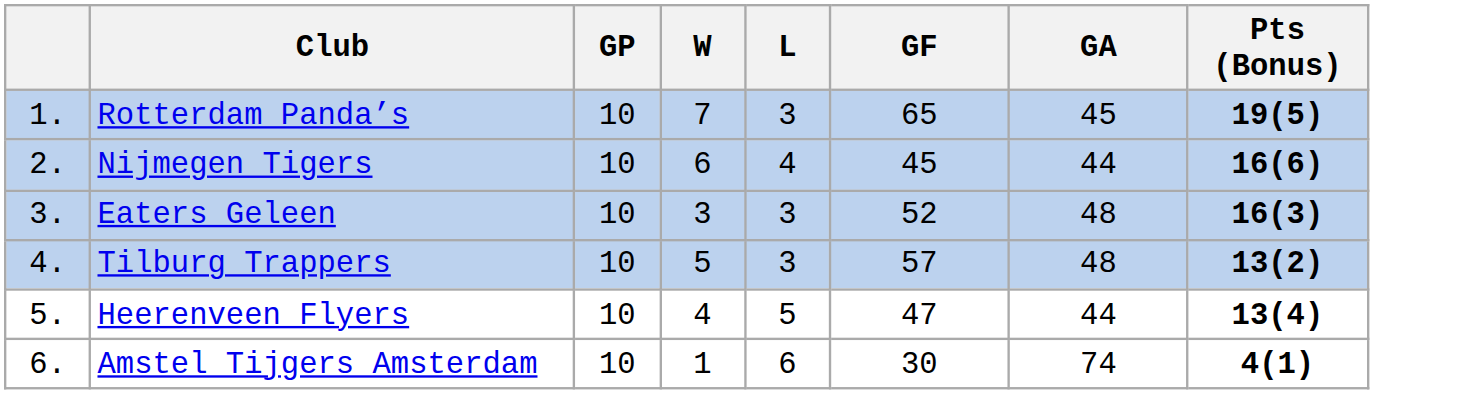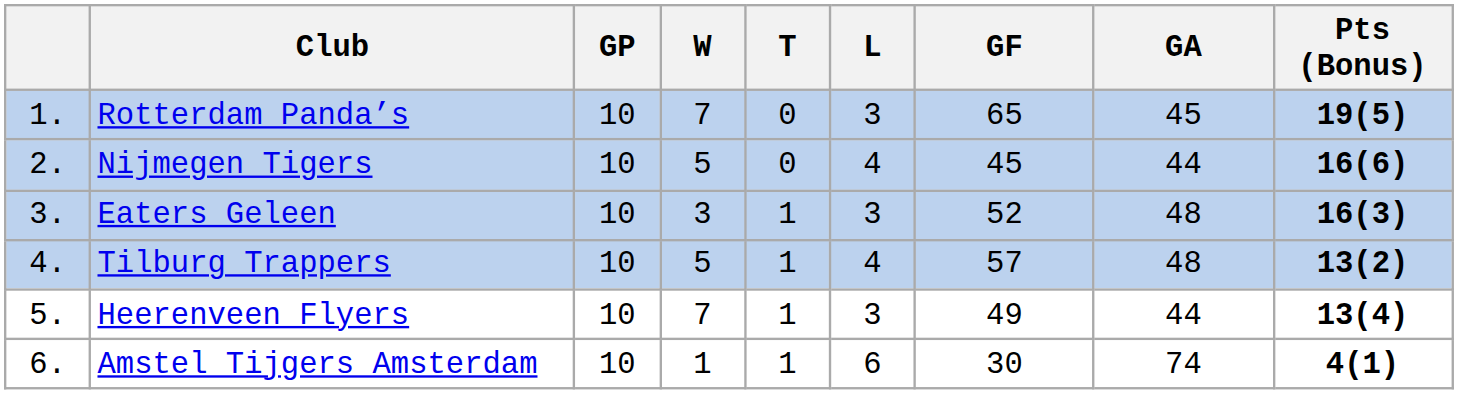+ column: (787, 48)
(702, 165) 6 -> (702, 165) 5
(787, 264) 3 -> (872, 264) 4
(702, 314) 4 -> (702, 314) 7
(787, 314) 5 -> (872, 314) 3
(919, 314) 47 -> (1004, 314) 49
